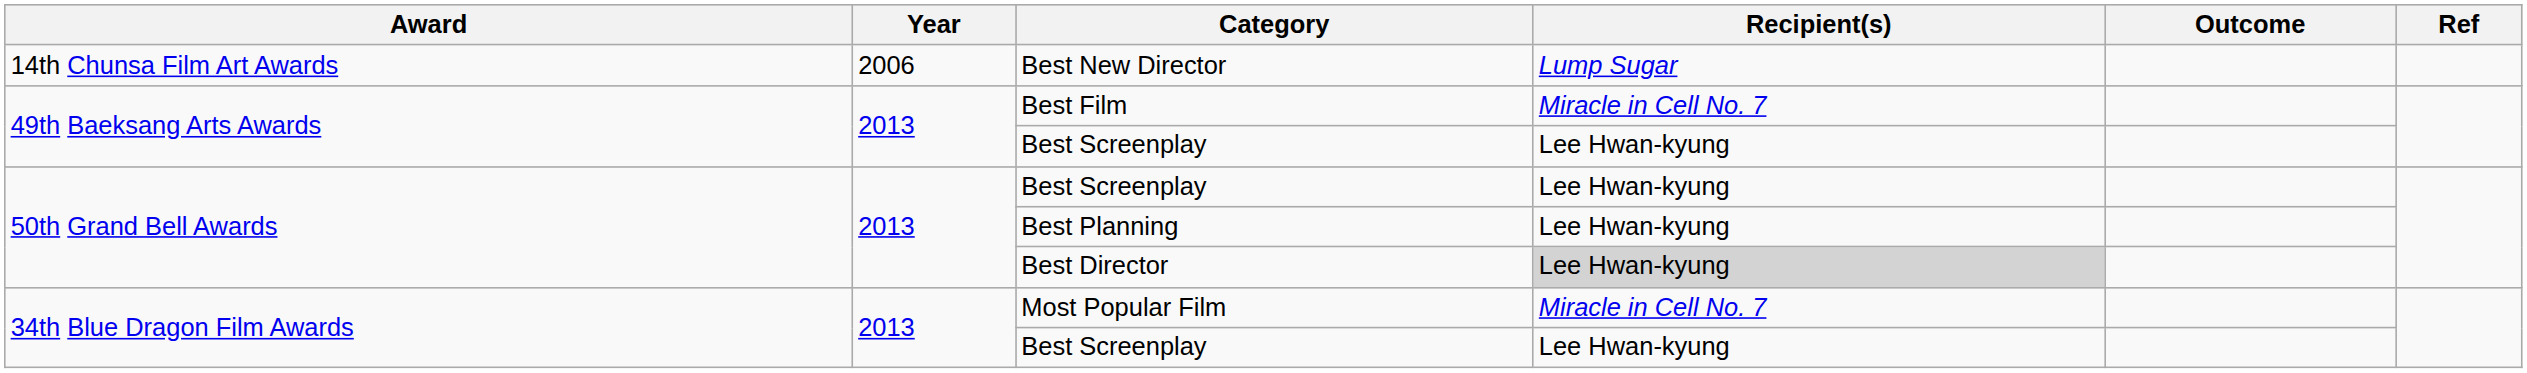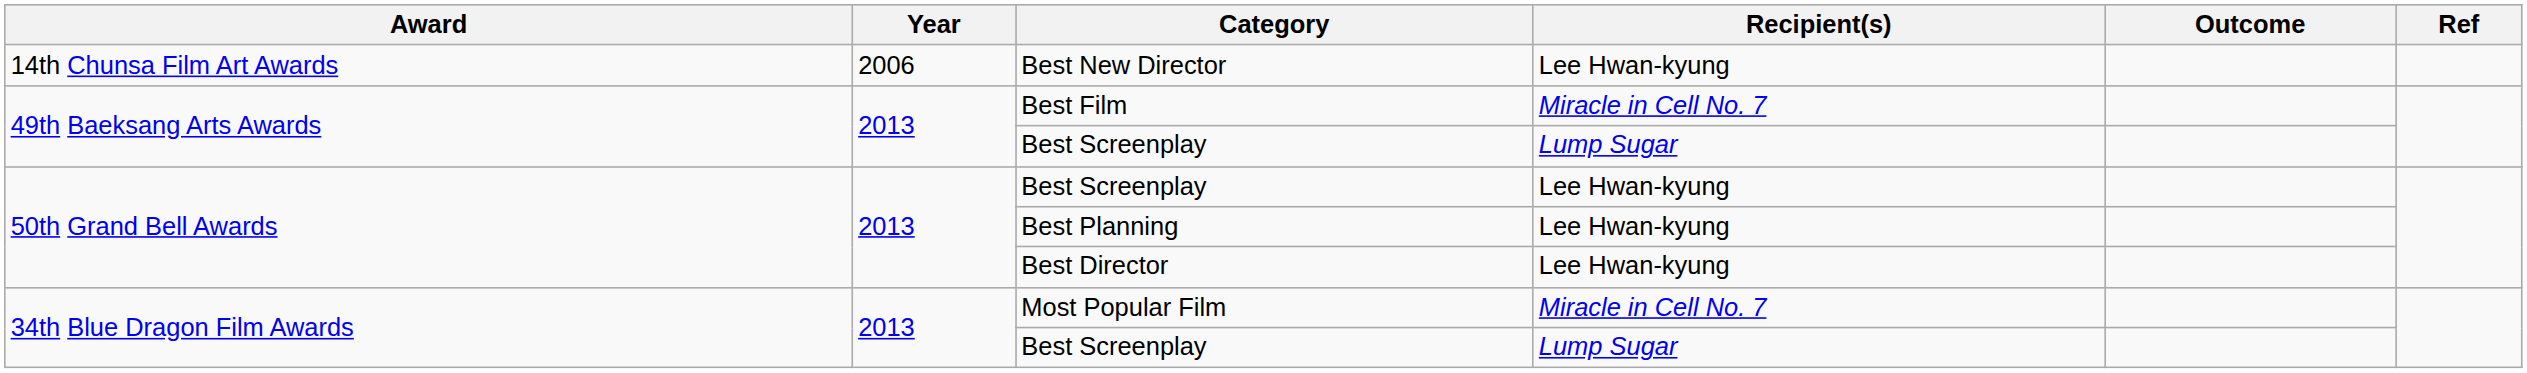(1608, 65) Lump Sugar -> (1634, 65) Lee Hwan-kyung
(1634, 145) Lee Hwan-kyung -> (1608, 145) Lump Sugar
(1634, 266) lightgrey background -> (1634, 266) no background
(1634, 347) Lee Hwan-kyung -> (1608, 347) Lump Sugar
